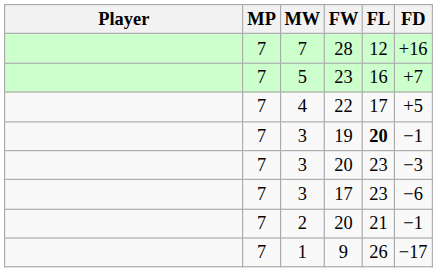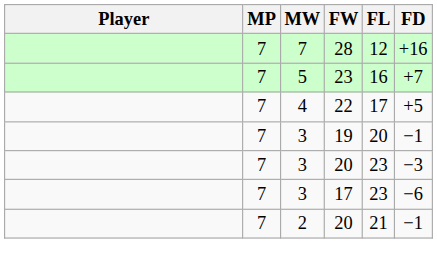(379, 135) bold -> (379, 135) normal
- row: (302, 252)
